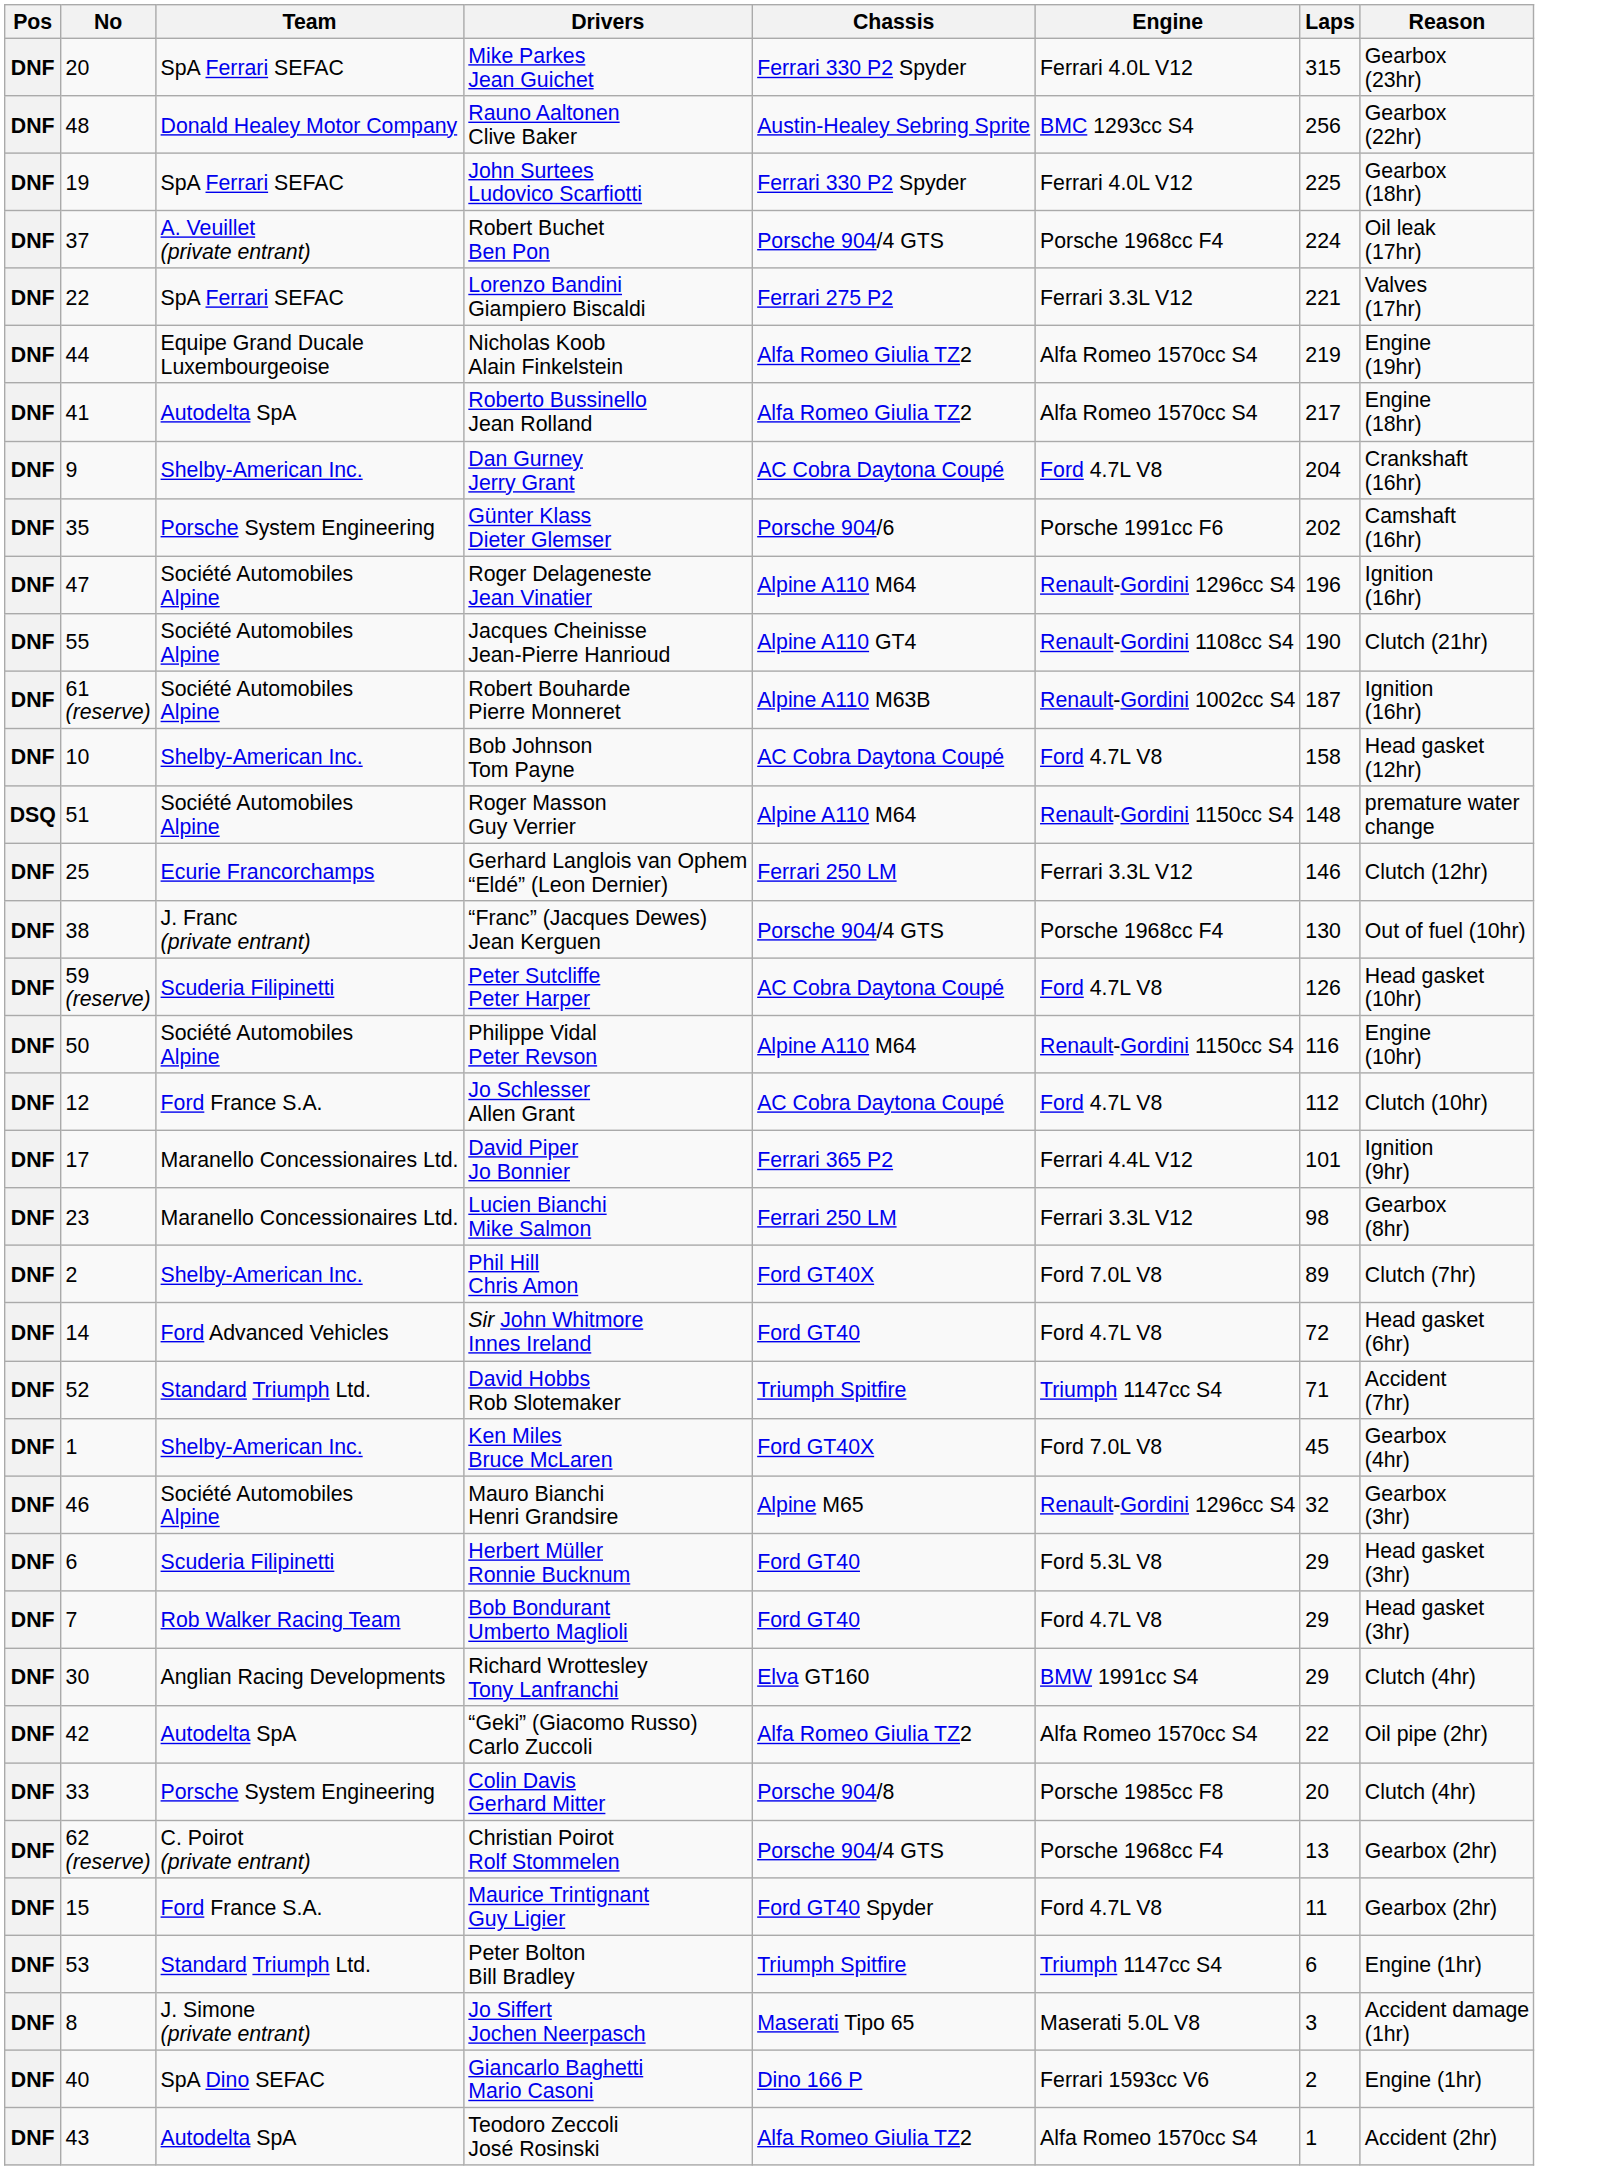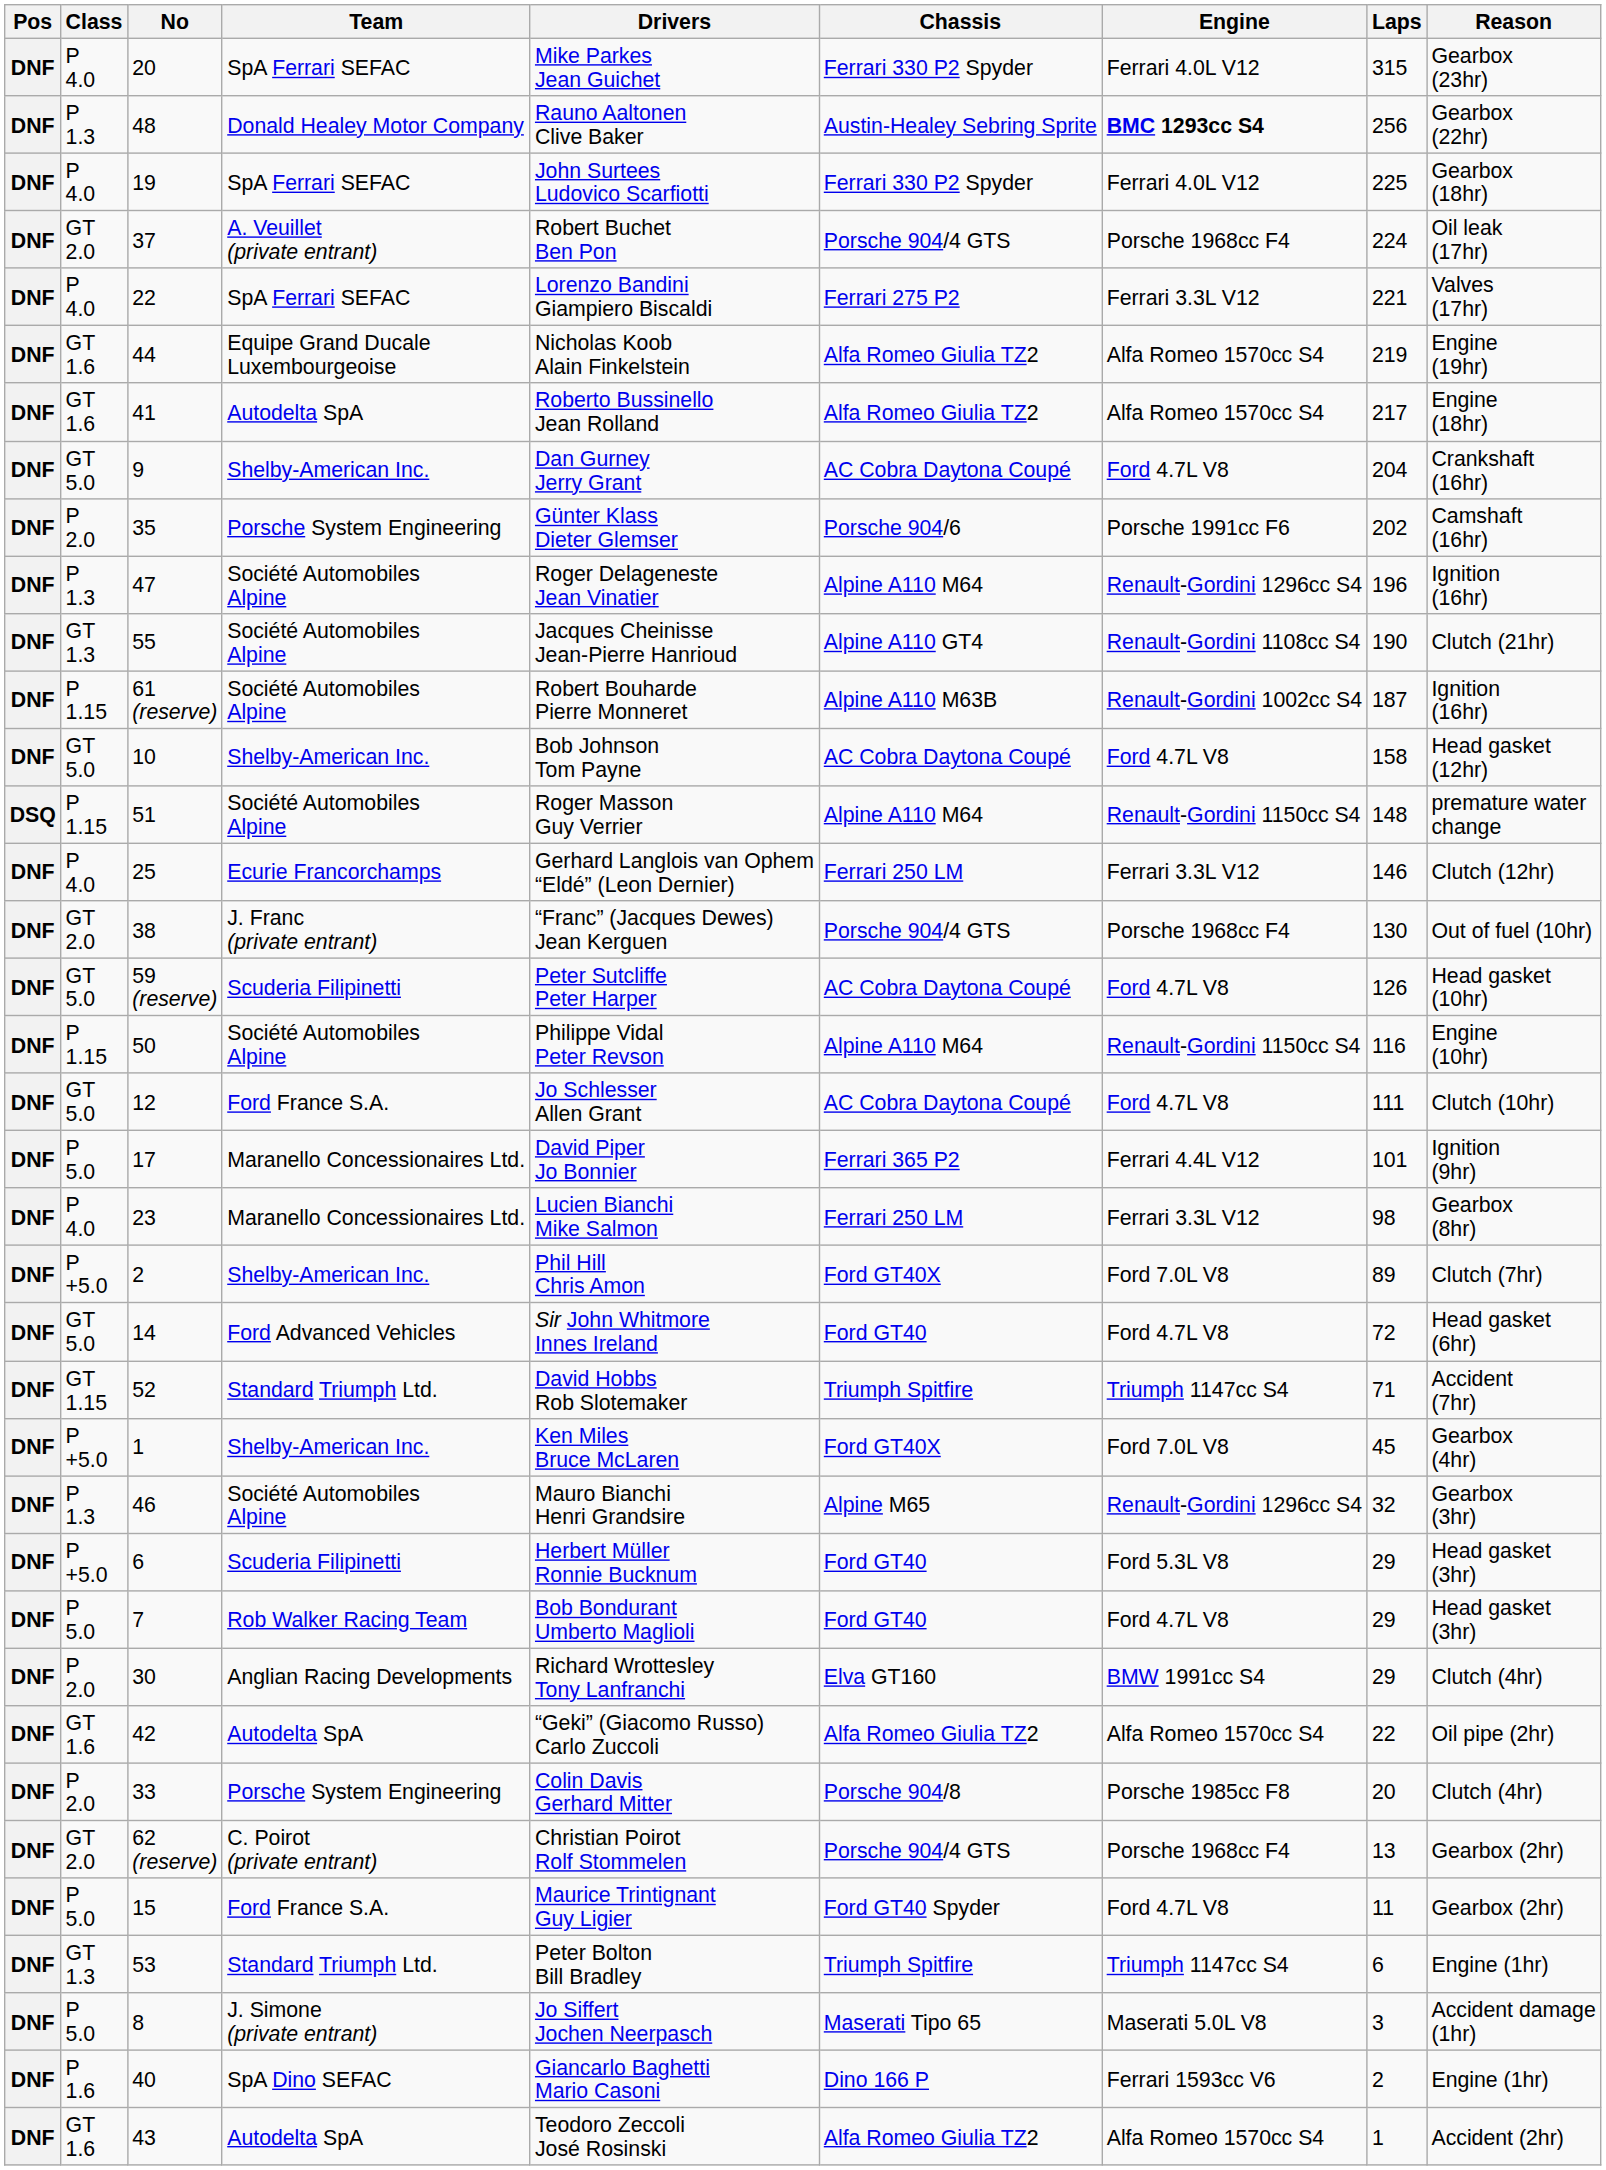+ column: (94, 22)
(1117, 125) normal -> (1185, 125) bold
(1322, 1102) 112 -> (1388, 1102) 111
